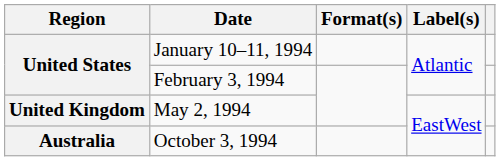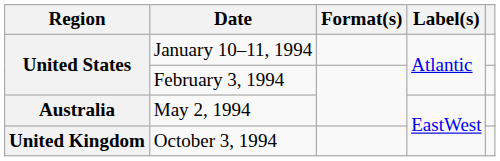(77, 110) United Kingdom -> (77, 110) Australia
(77, 140) Australia -> (77, 140) United Kingdom
